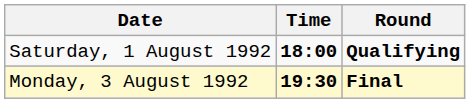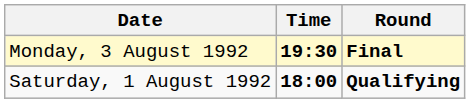rows swapped: (140, 51) <-> (129, 82)
